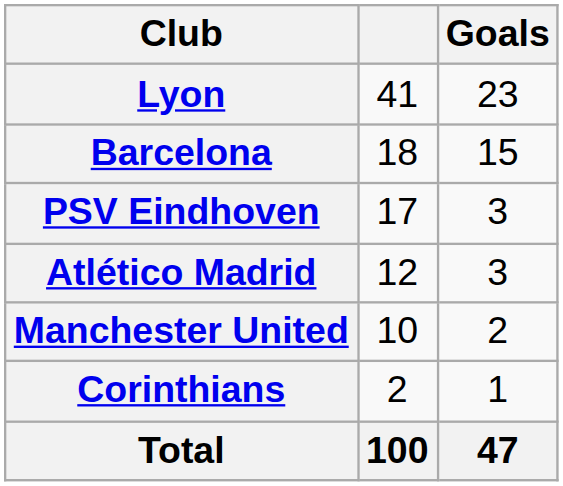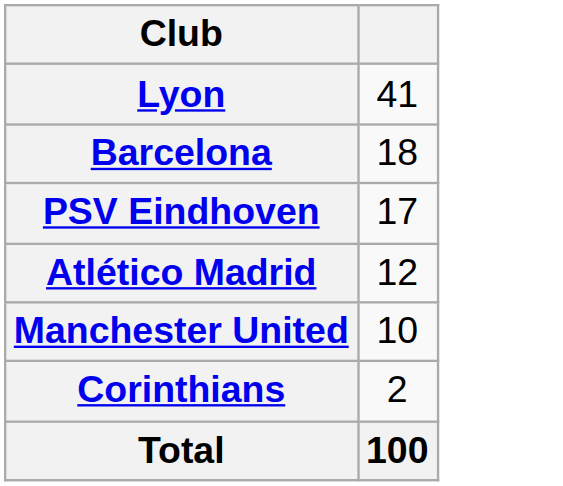- column: (498, 34)
